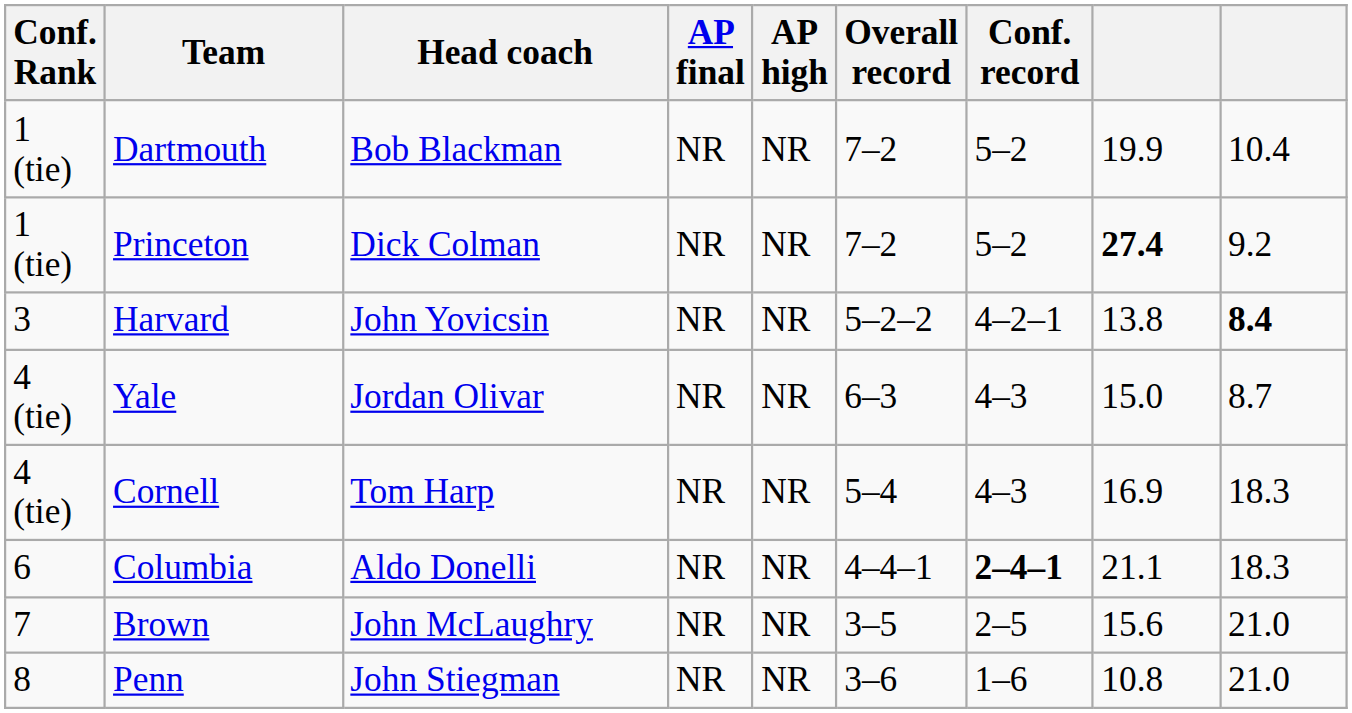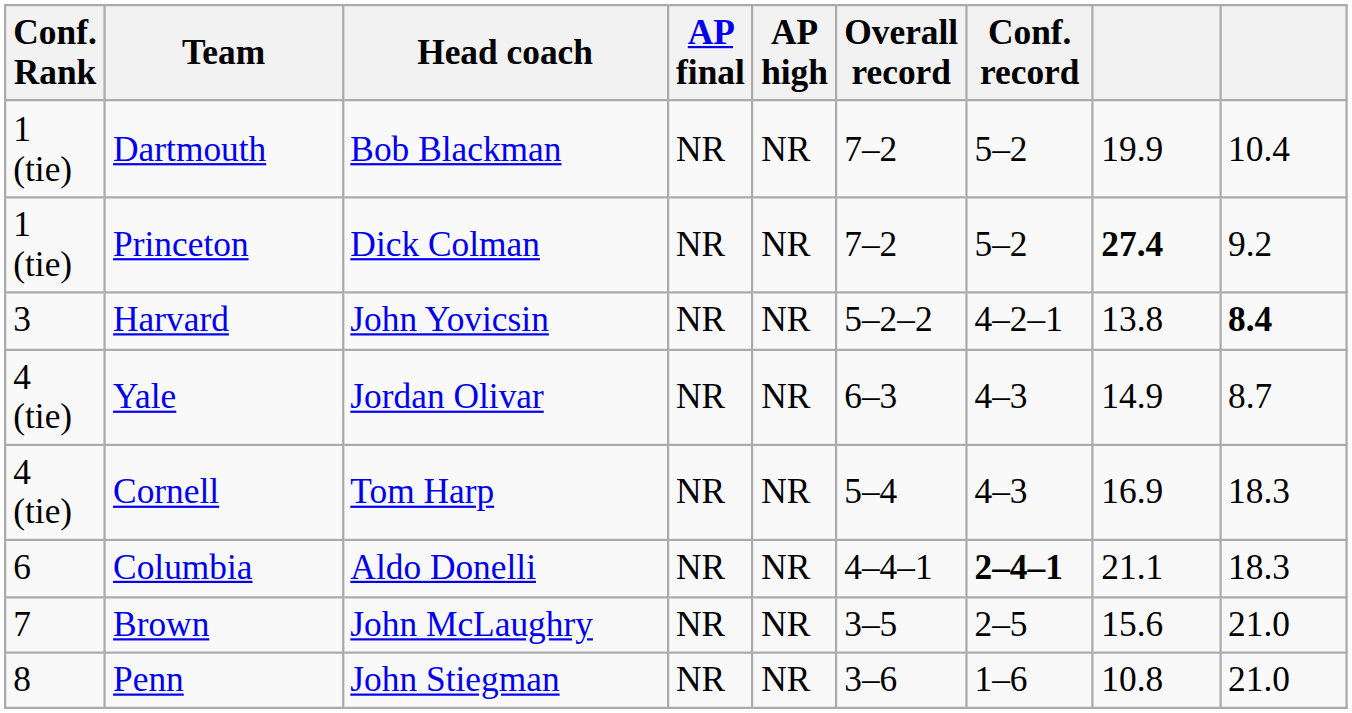(1132, 396) 15.0 -> (1132, 396) 14.9
